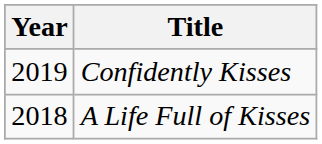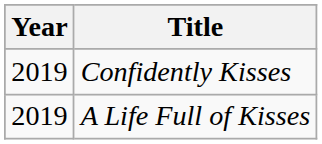(40, 116) 2018 -> (40, 116) 2019
